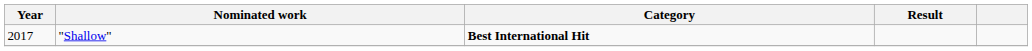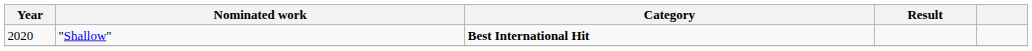(20, 35) 2017 -> (20, 35) 2020
